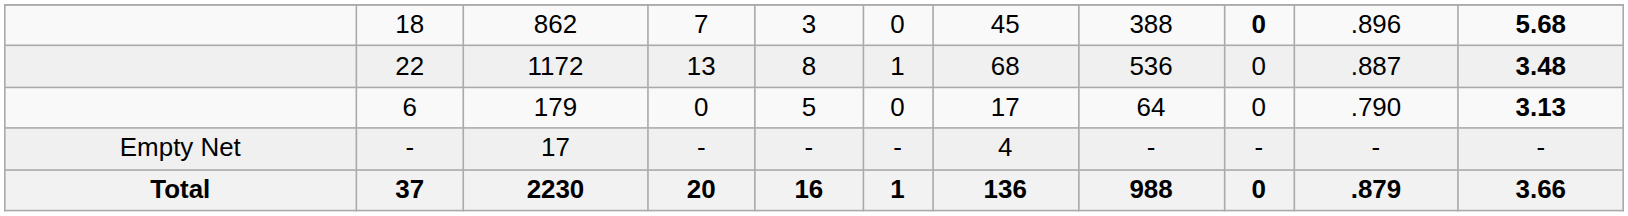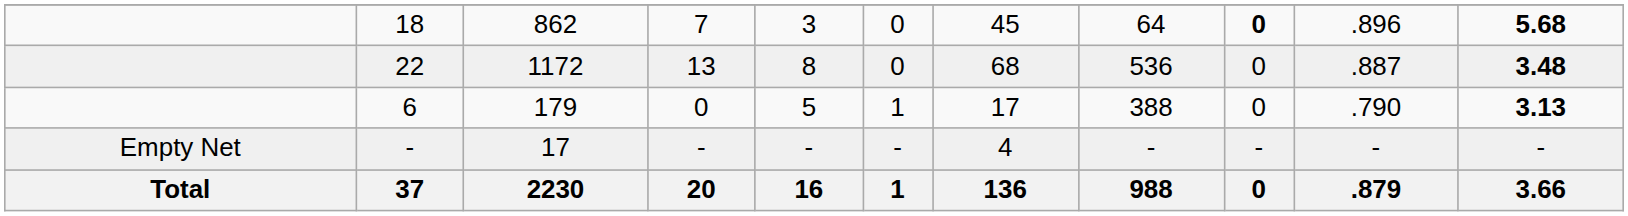(1151, 25) 388 -> (1151, 25) 64
(898, 66) 1 -> (898, 66) 0
(898, 107) 0 -> (898, 107) 1
(1151, 107) 64 -> (1151, 107) 388
